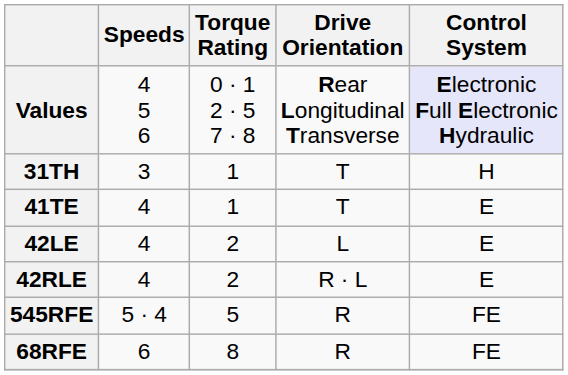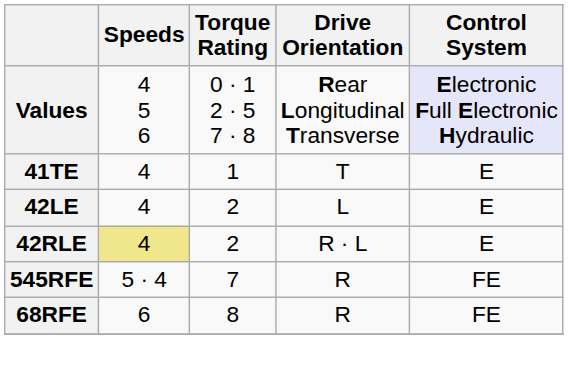- row: (52, 171)
(144, 279) no background -> (144, 243) khaki background
(233, 315) 5 -> (233, 279) 7
